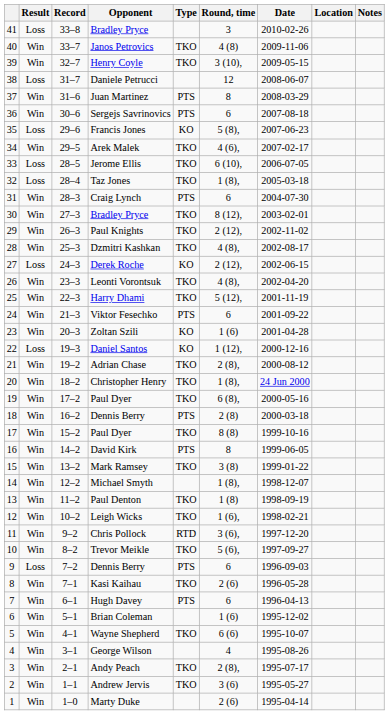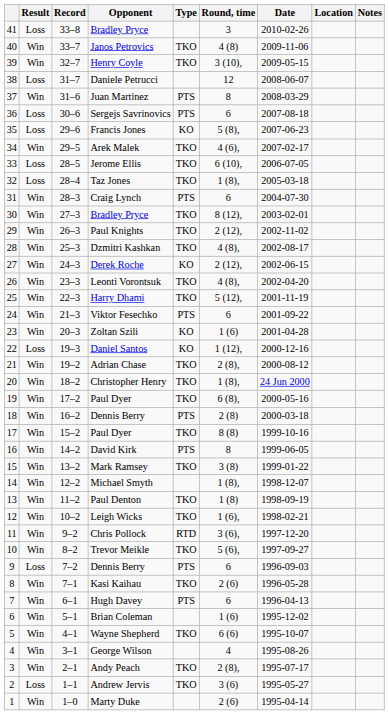(35, 113) Win -> (35, 113) Loss
(35, 264) Loss -> (35, 264) Win
(35, 684) Win -> (35, 684) Loss
